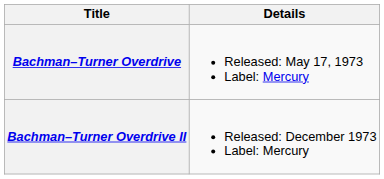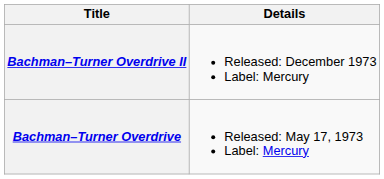rows swapped: (97, 62) <-> (97, 136)
